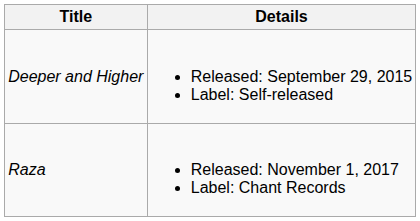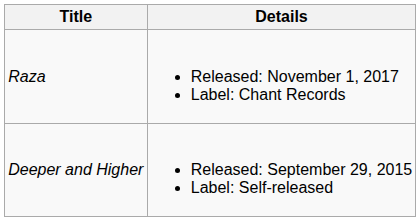rows swapped: (76, 76) <-> (27, 169)
